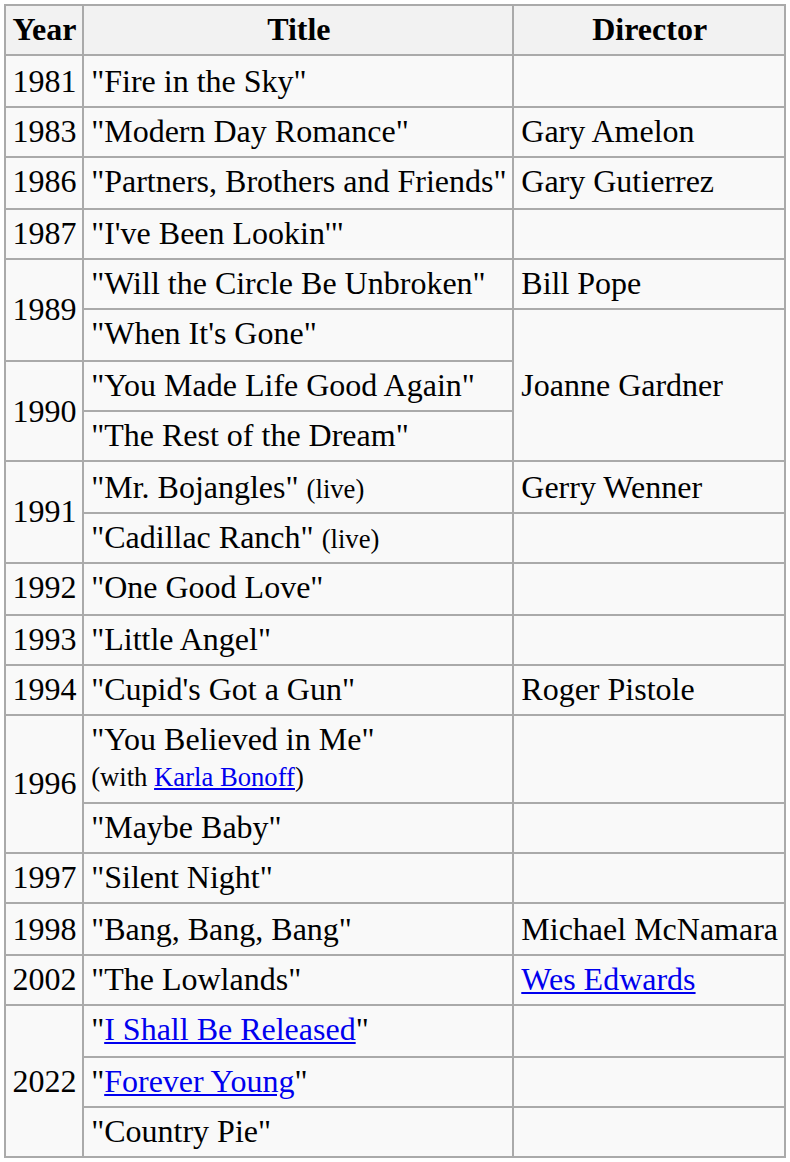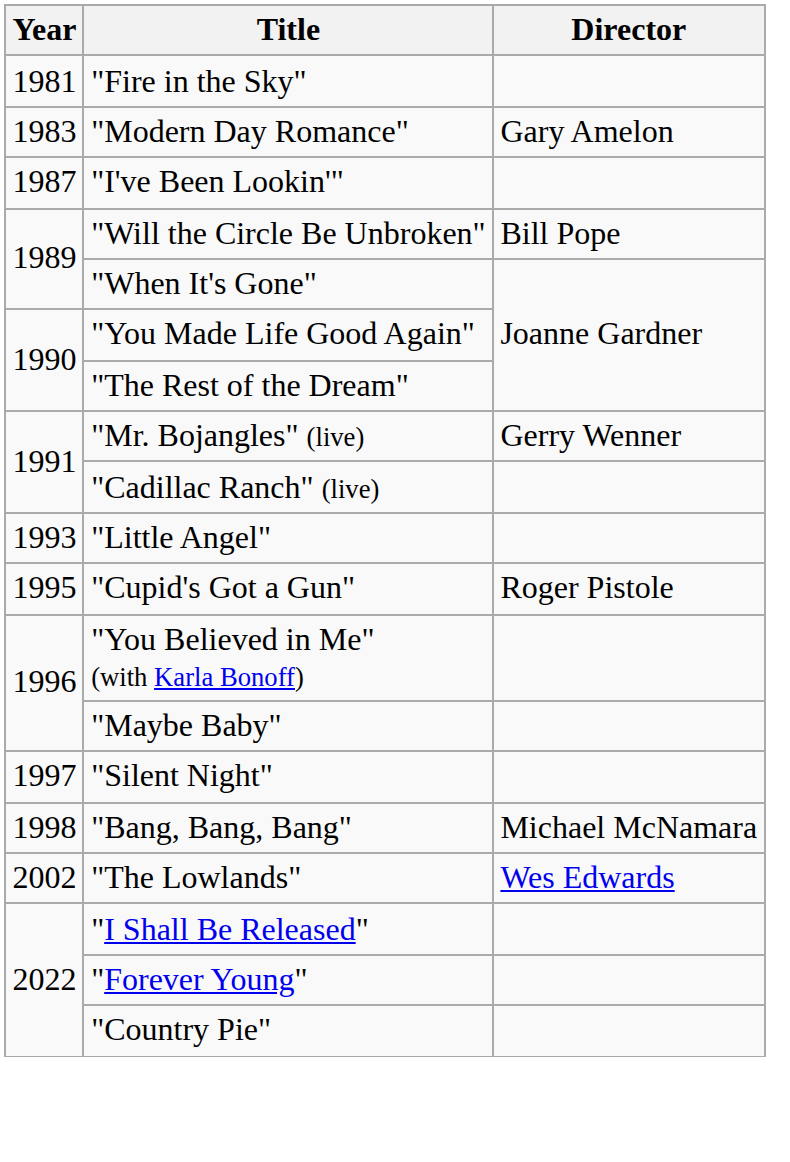- row: (299, 182)
- row: (207, 588)
(44, 689) 1994 -> (44, 588) 1995
